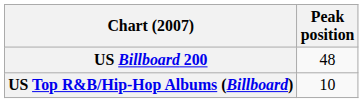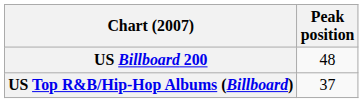(328, 85) 10 -> (328, 85) 37
